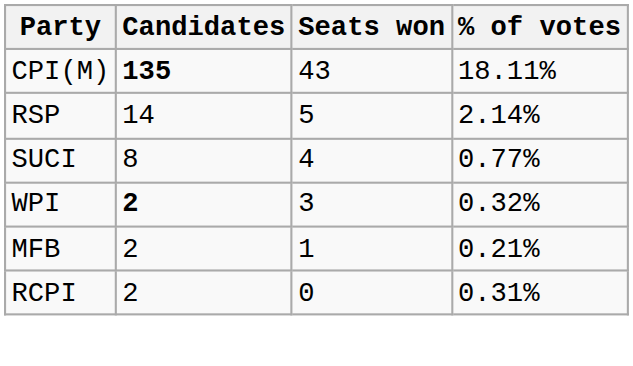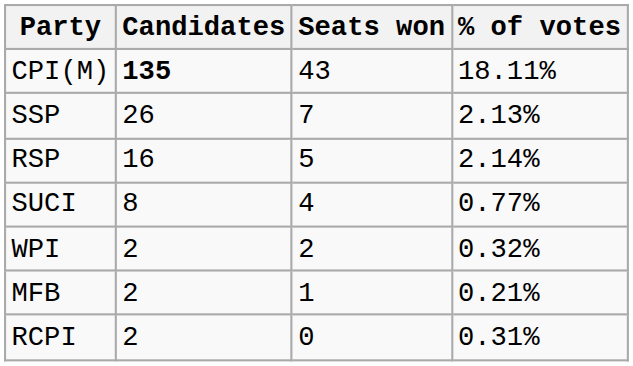+ row: (36, 116)
(139, 116) 14 -> (139, 160) 16
(130, 204) bold -> (130, 249) normal
(306, 204) 3 -> (306, 249) 2
